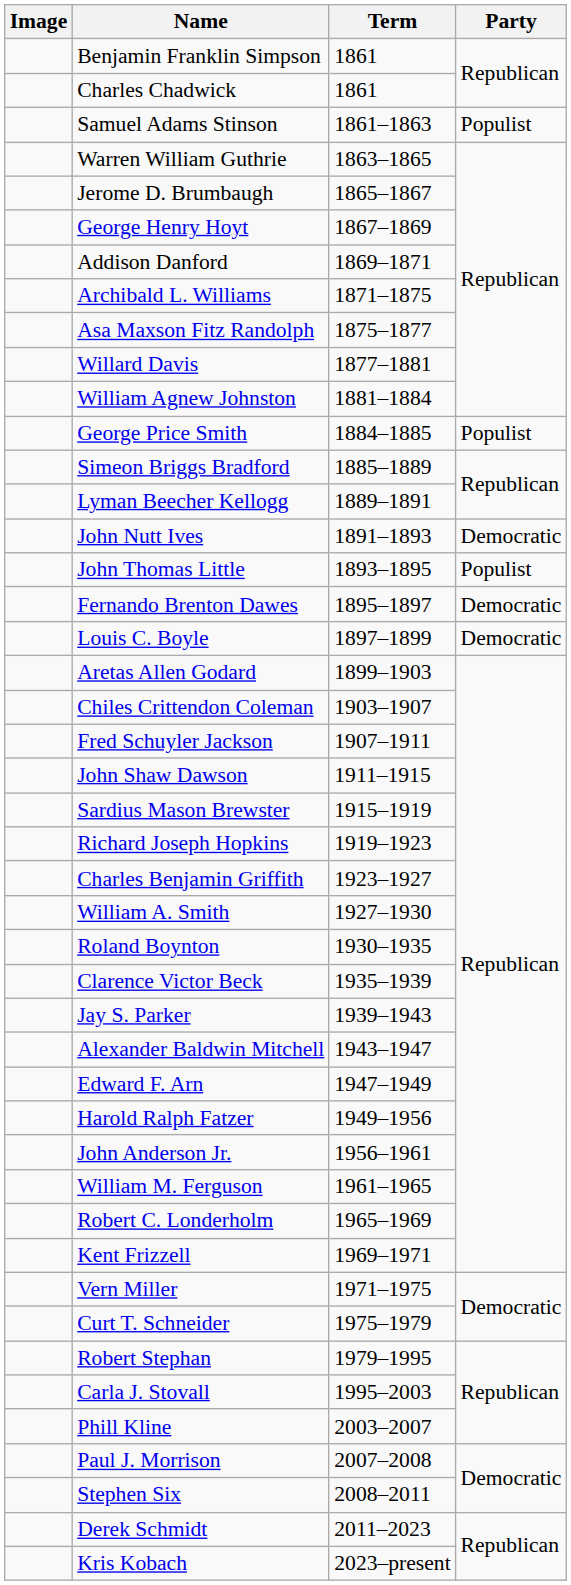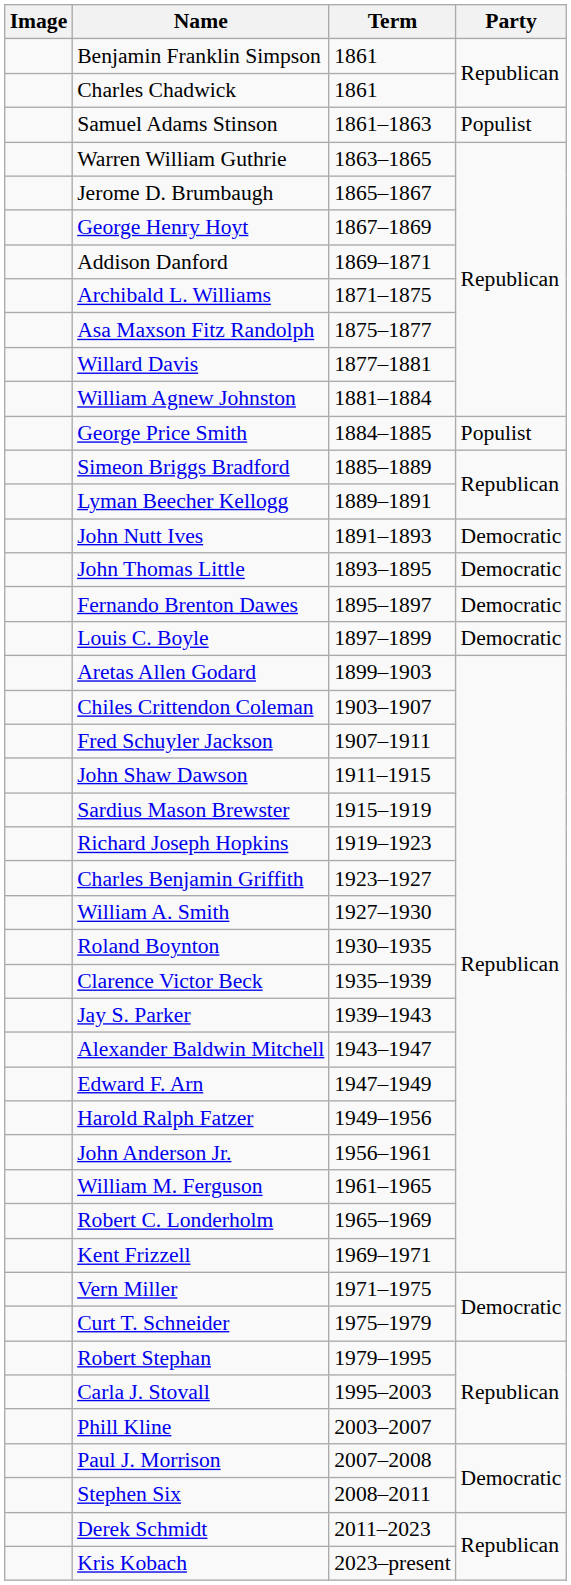(496, 569) Populist -> (511, 569) Democratic
